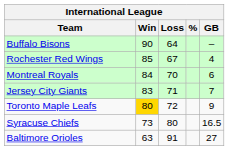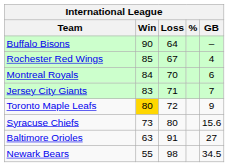(212, 122) 16.5 -> (212, 122) 15.6
+ row: (38, 153)
